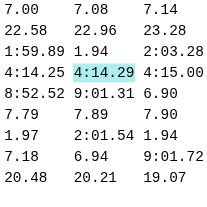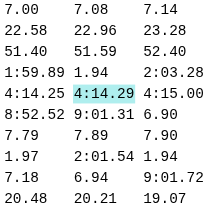+ row: (26, 52)
